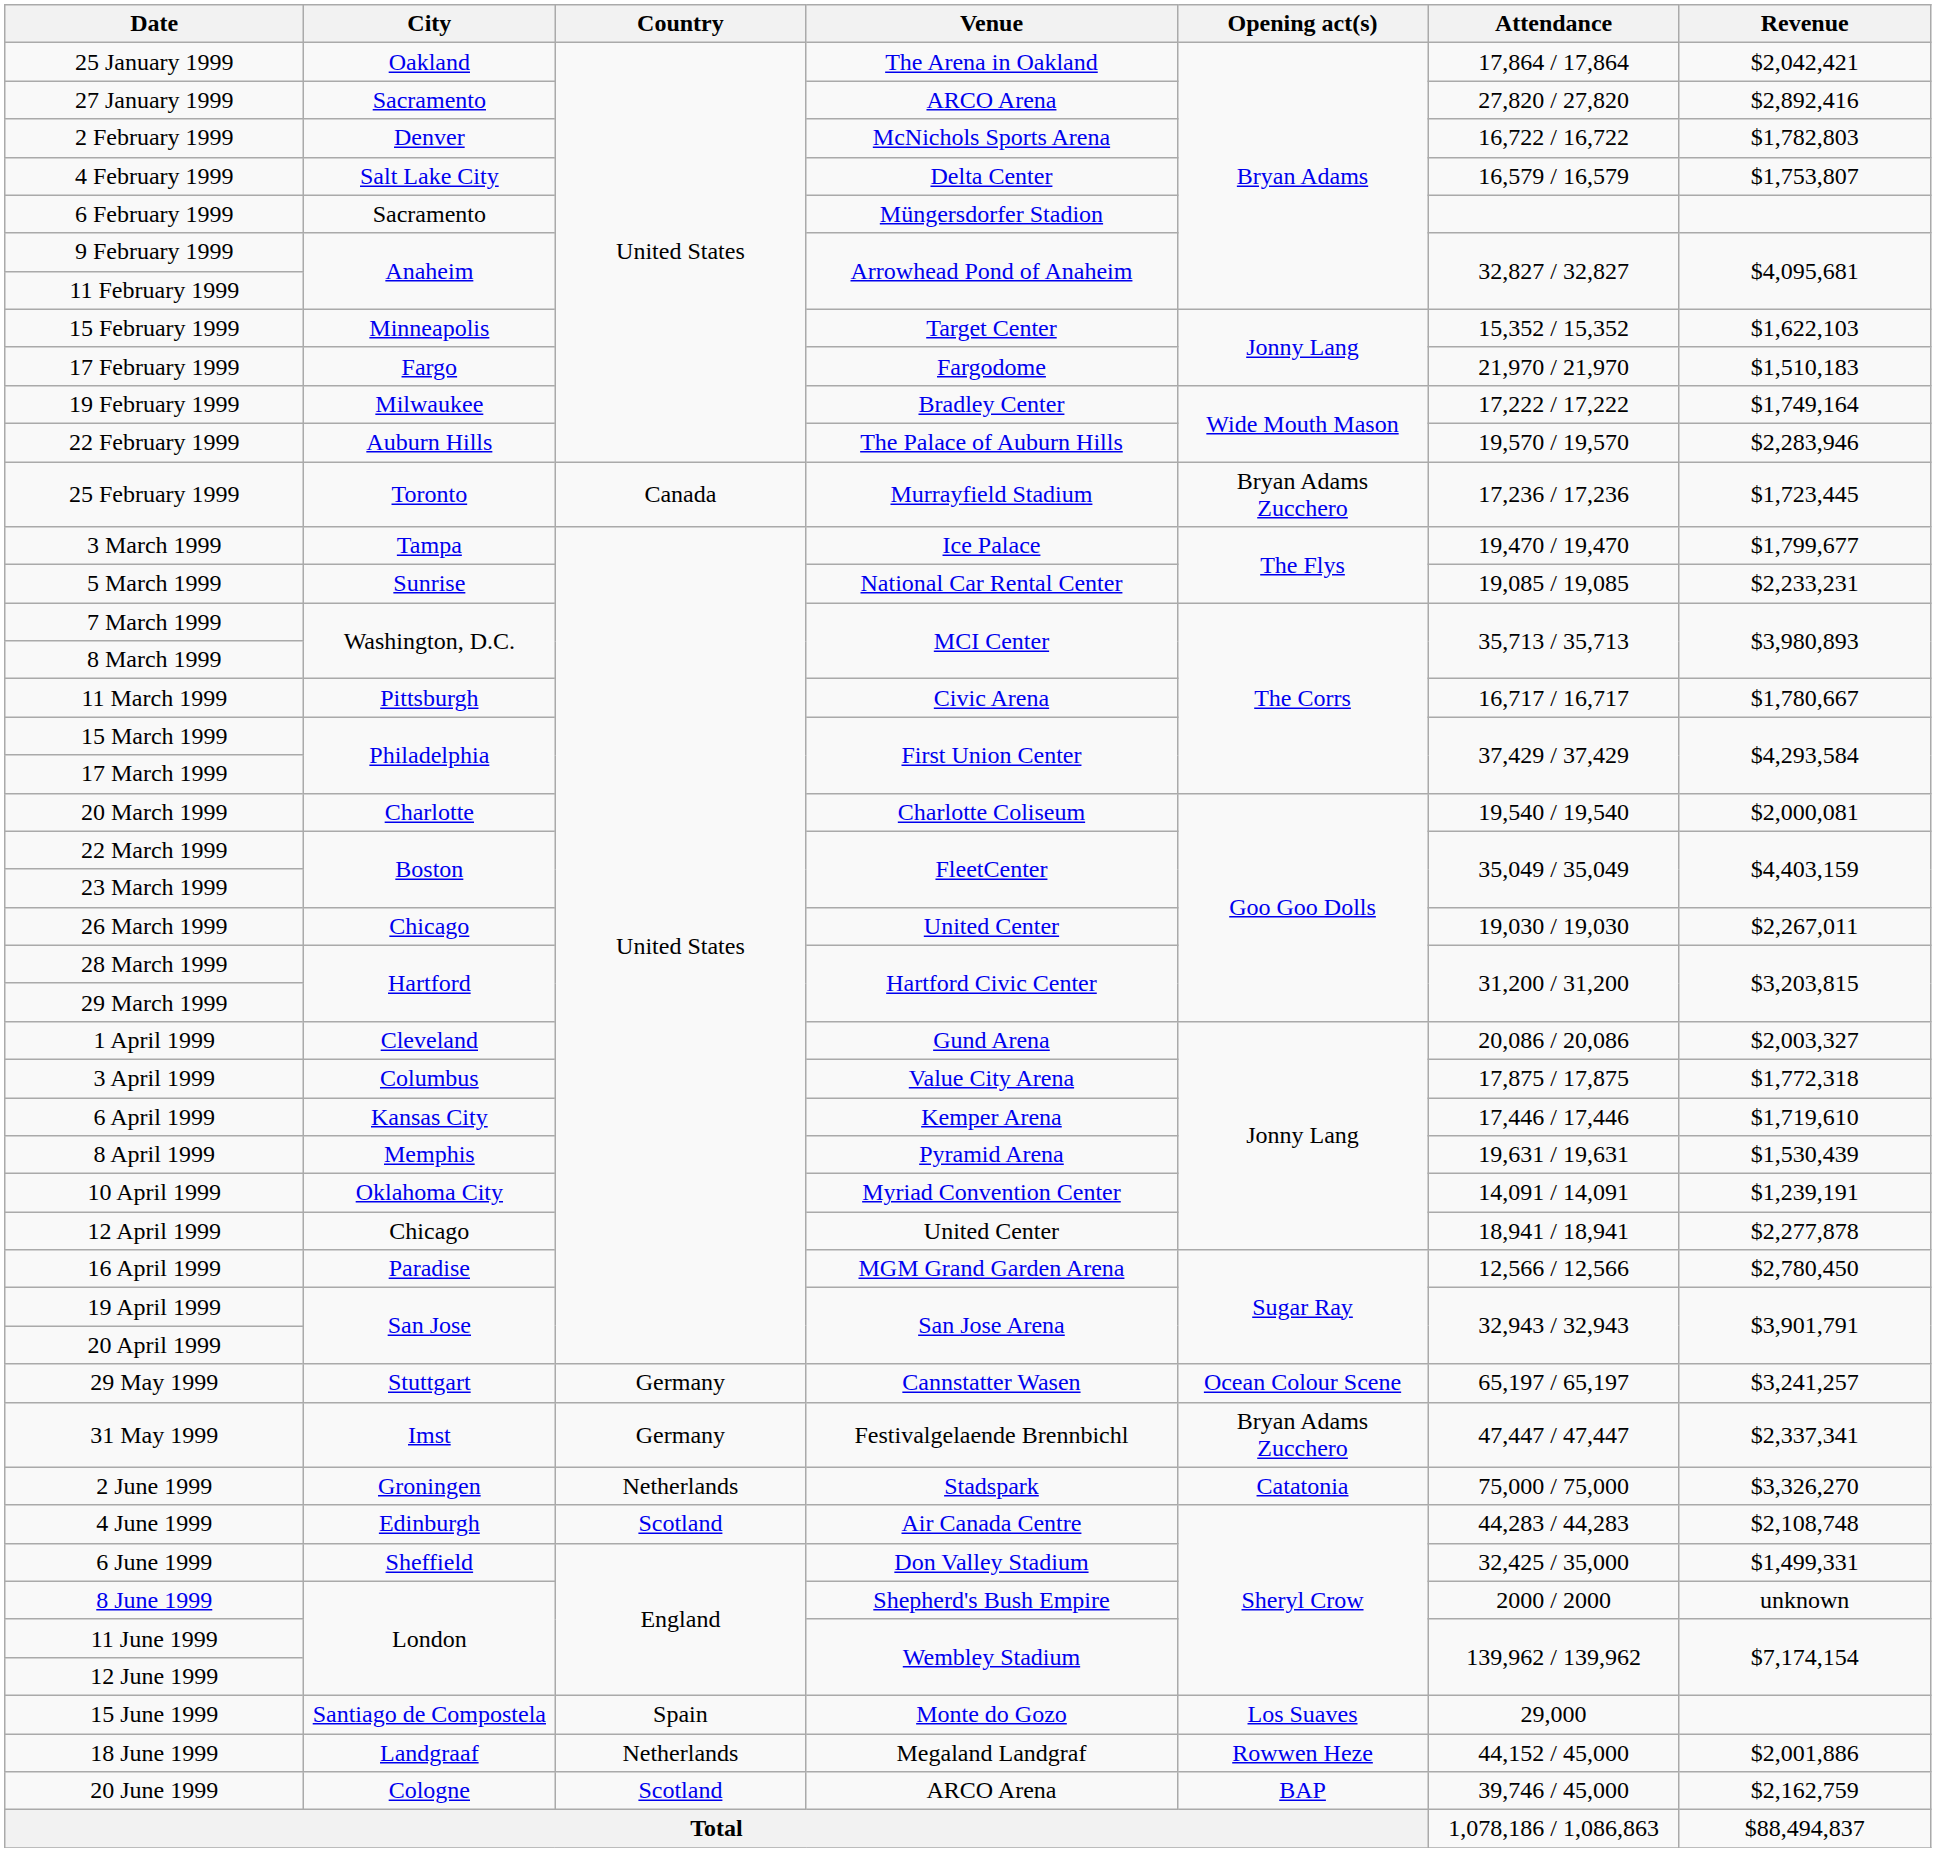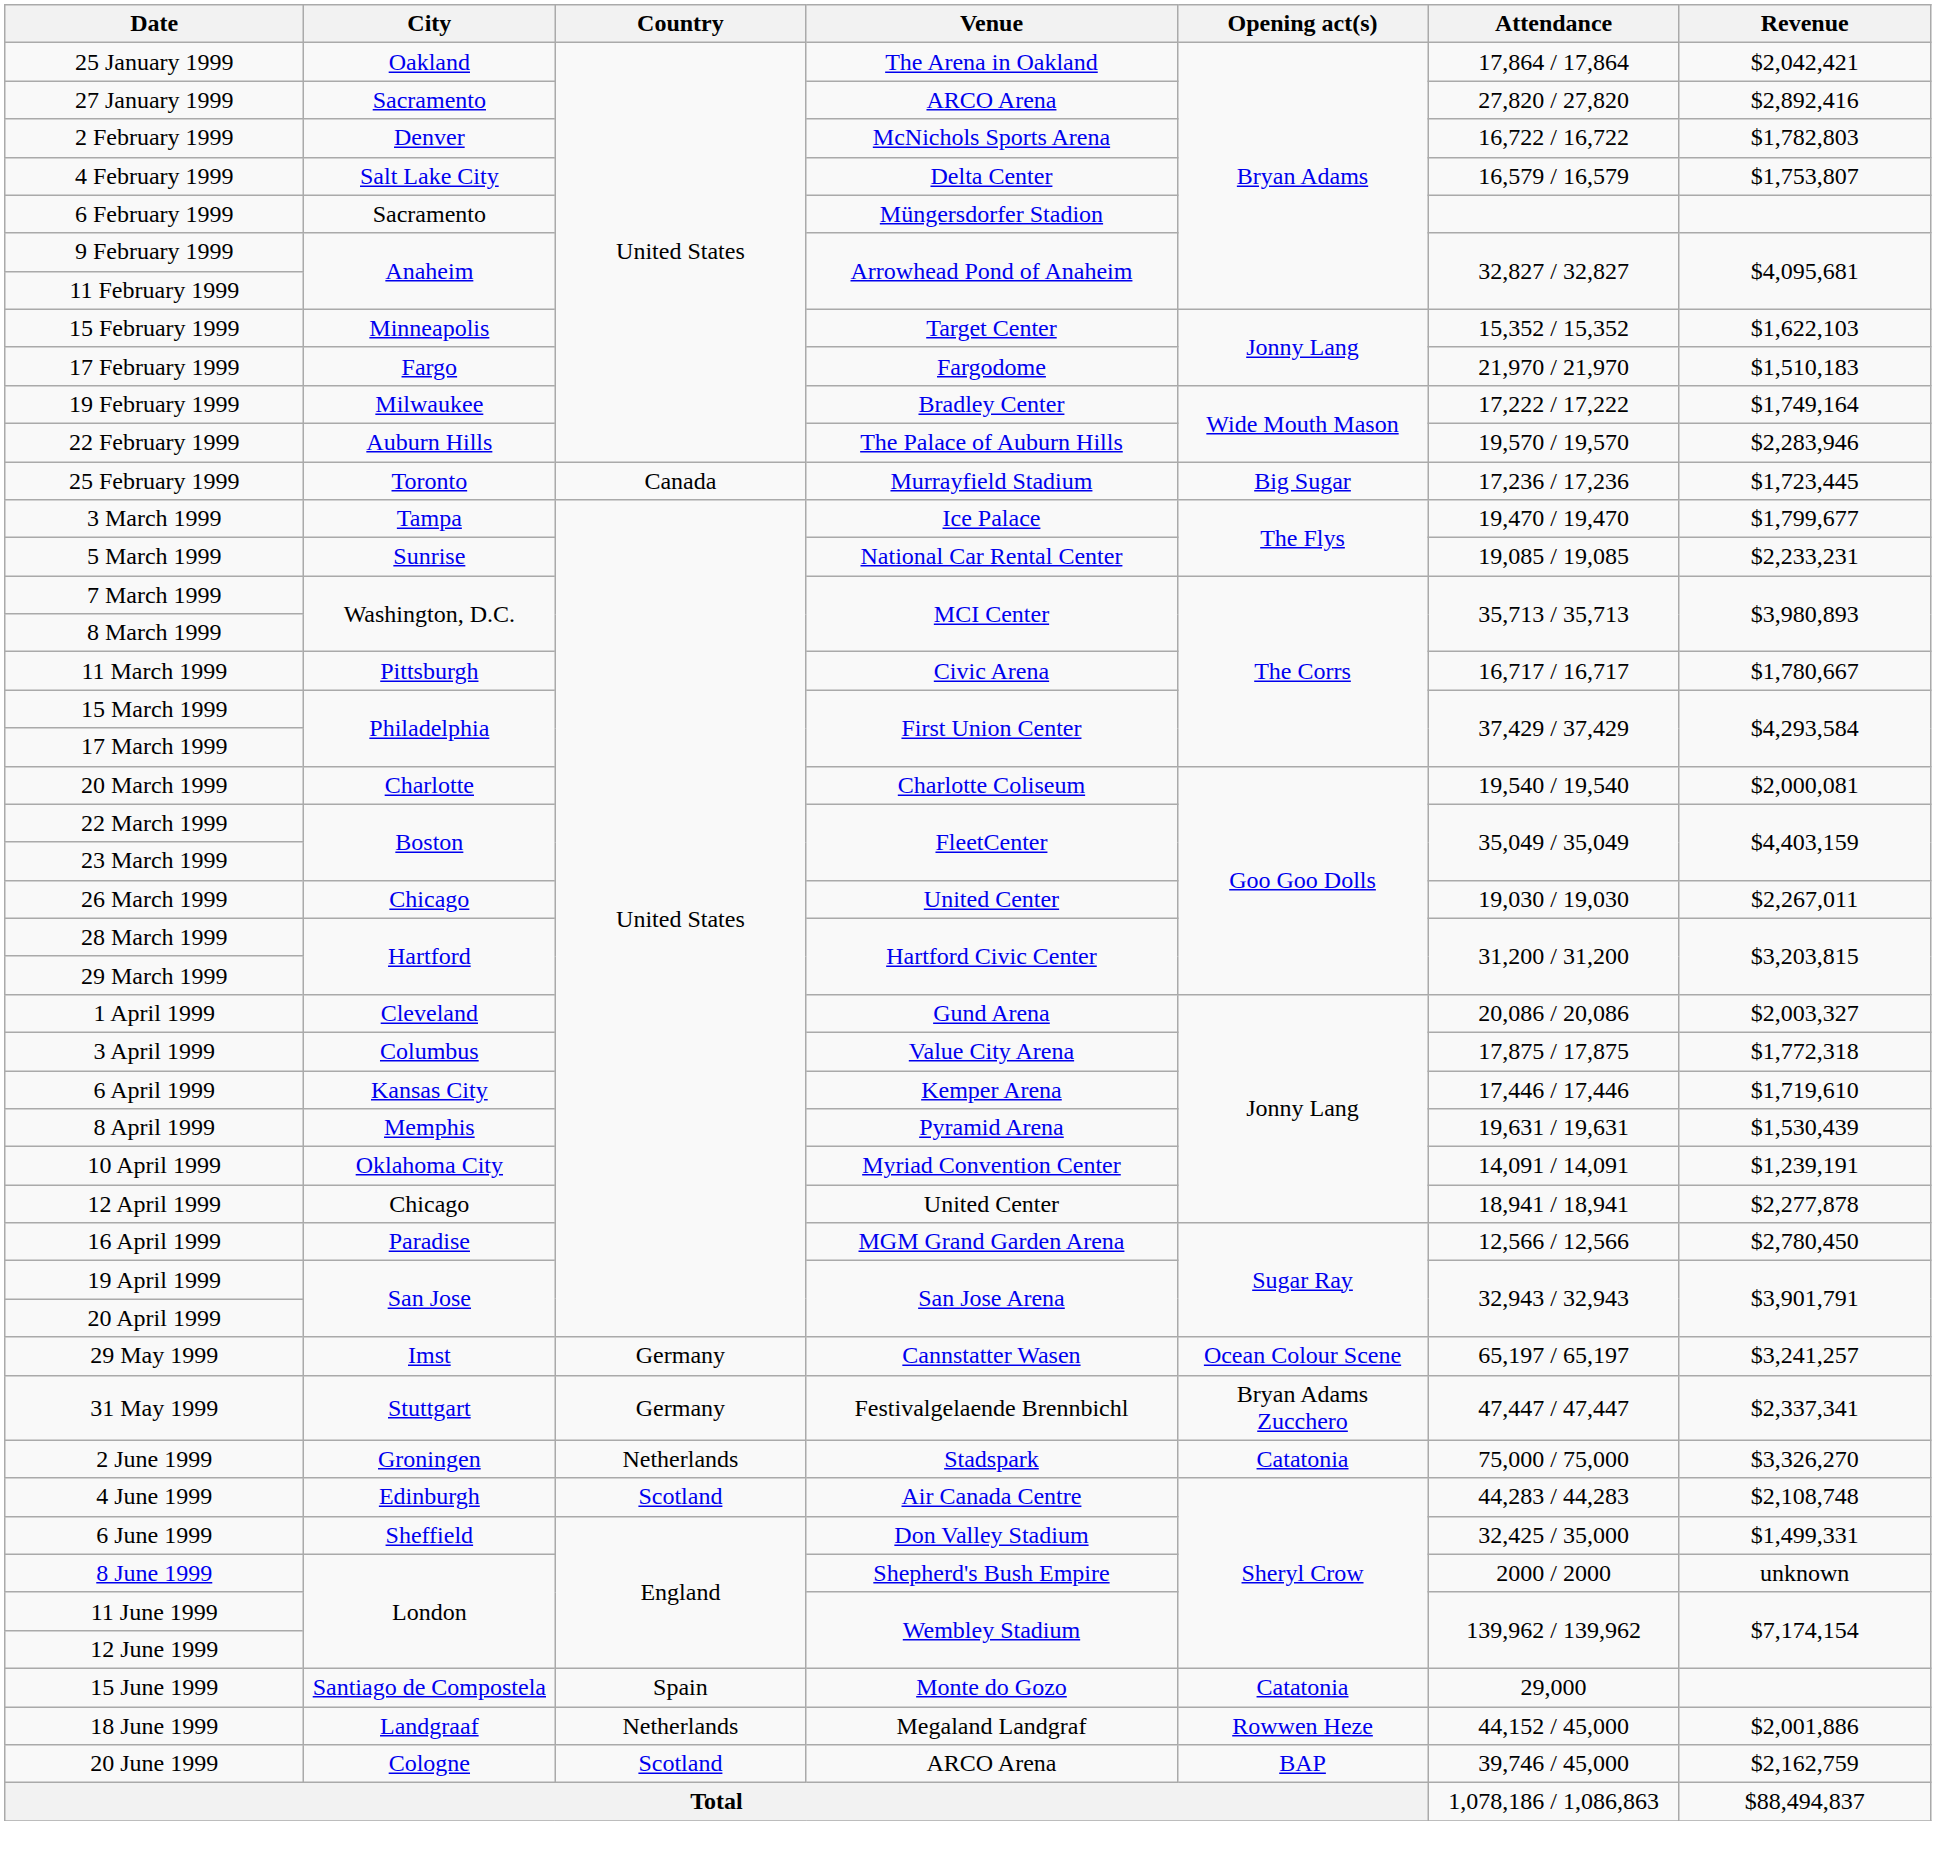(1303, 493) Bryan Adams Zucchero -> (1303, 480) Big Sugar
(429, 1382) Stuttgart -> (429, 1355) Imst
(429, 1434) Imst -> (429, 1407) Stuttgart
(1303, 1714) Los Suaves -> (1303, 1687) Catatonia
